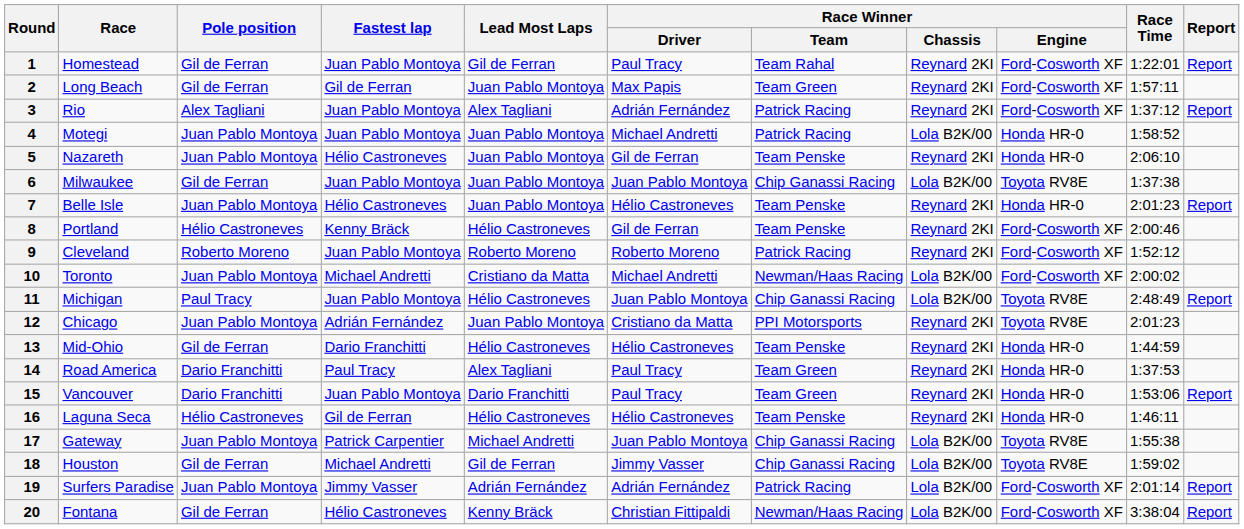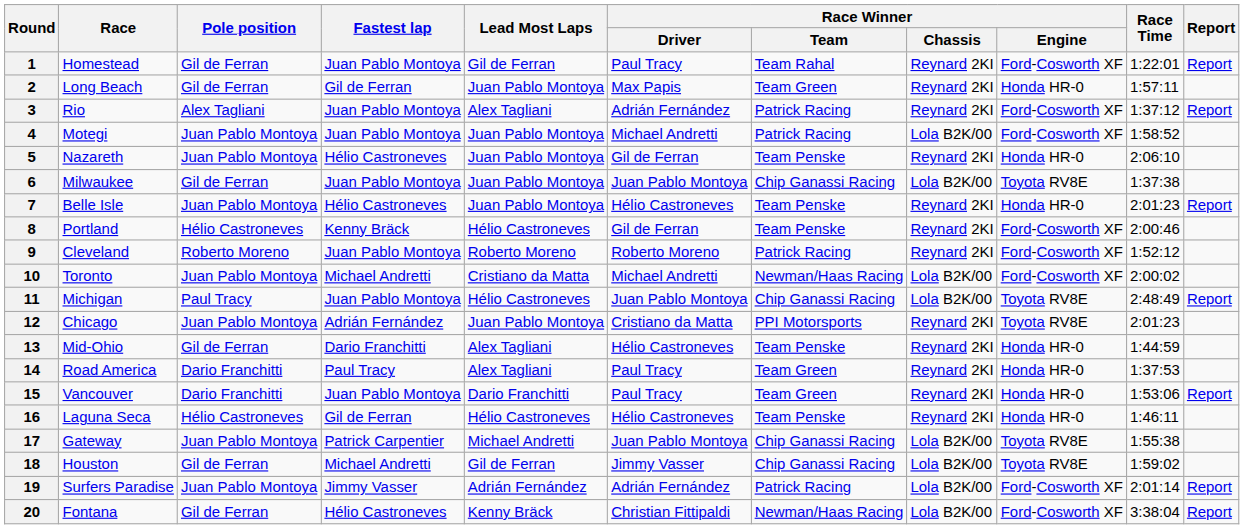(1062, 87) Ford-Cosworth XF -> (1042, 87) Honda HR-0
(1042, 134) Honda HR-0 -> (1062, 134) Ford-Cosworth XF
(529, 346) Hélio Castroneves -> (510, 346) Alex Tagliani
